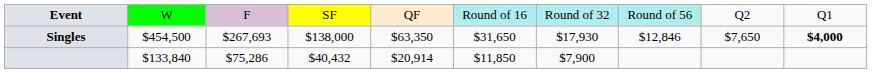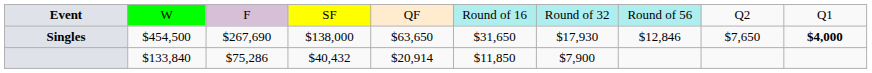(247, 36) $267,693 -> (247, 36) $267,690
(412, 36) $63,350 -> (412, 36) $63,650
